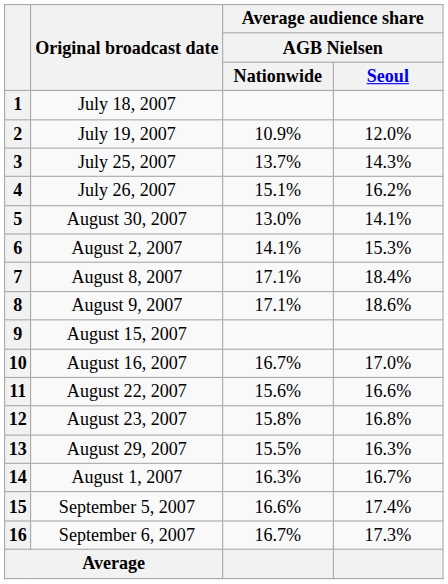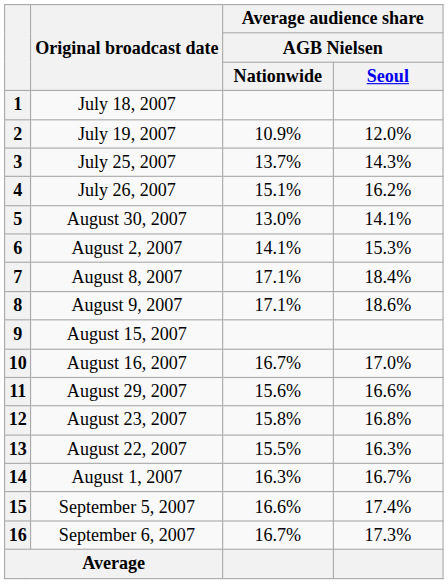(127, 391) August 22, 2007 -> (127, 391) August 29, 2007
(127, 448) August 29, 2007 -> (127, 448) August 22, 2007
